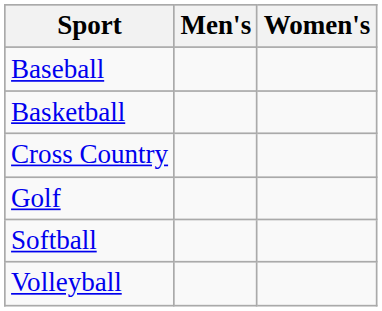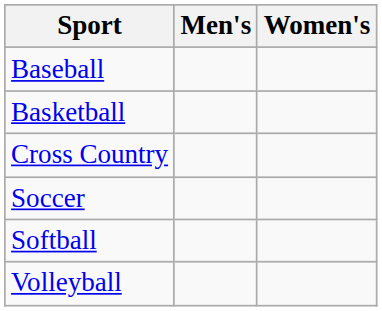- row: (36, 197)
+ row: (48, 197)
